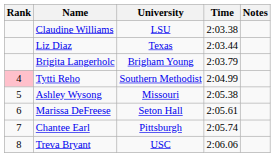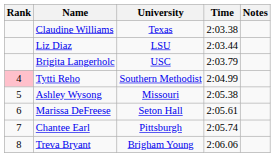(161, 29) LSU -> (161, 29) Texas
(161, 45) Texas -> (161, 45) LSU
(161, 62) Brigham Young -> (161, 62) USC
(161, 144) USC -> (161, 144) Brigham Young
